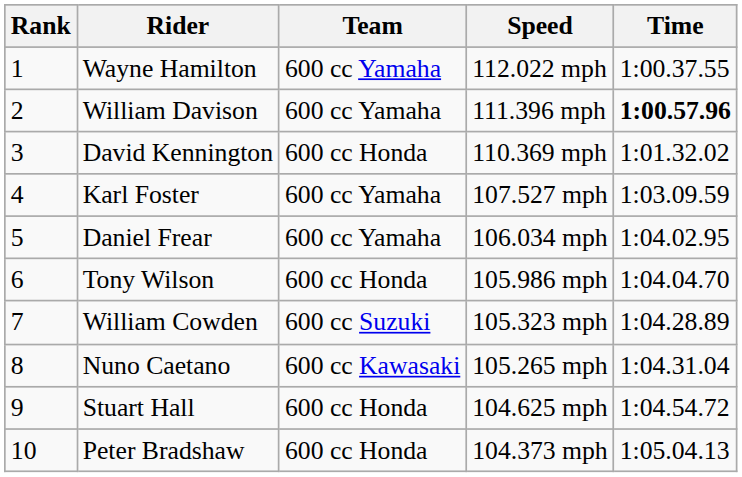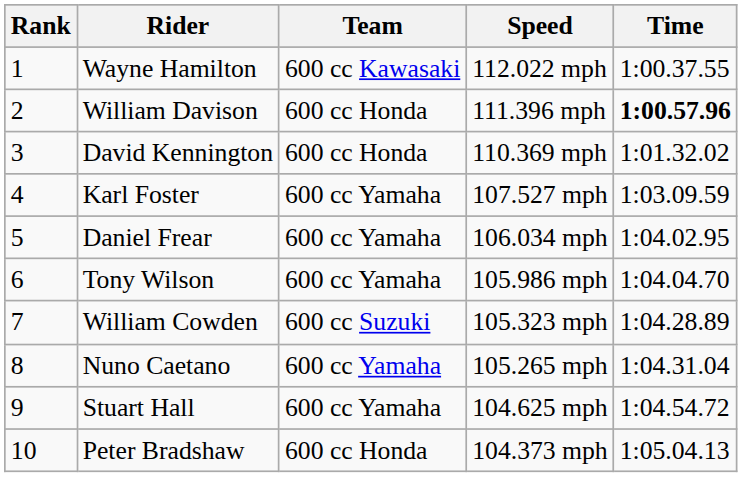(363, 68) 600 cc Yamaha -> (373, 68) 600 cc Kawasaki
(363, 110) 600 cc Yamaha -> (356, 110) 600 cc Honda
(356, 279) 600 cc Honda -> (363, 279) 600 cc Yamaha
(373, 364) 600 cc Kawasaki -> (363, 364) 600 cc Yamaha
(356, 407) 600 cc Honda -> (363, 407) 600 cc Yamaha
